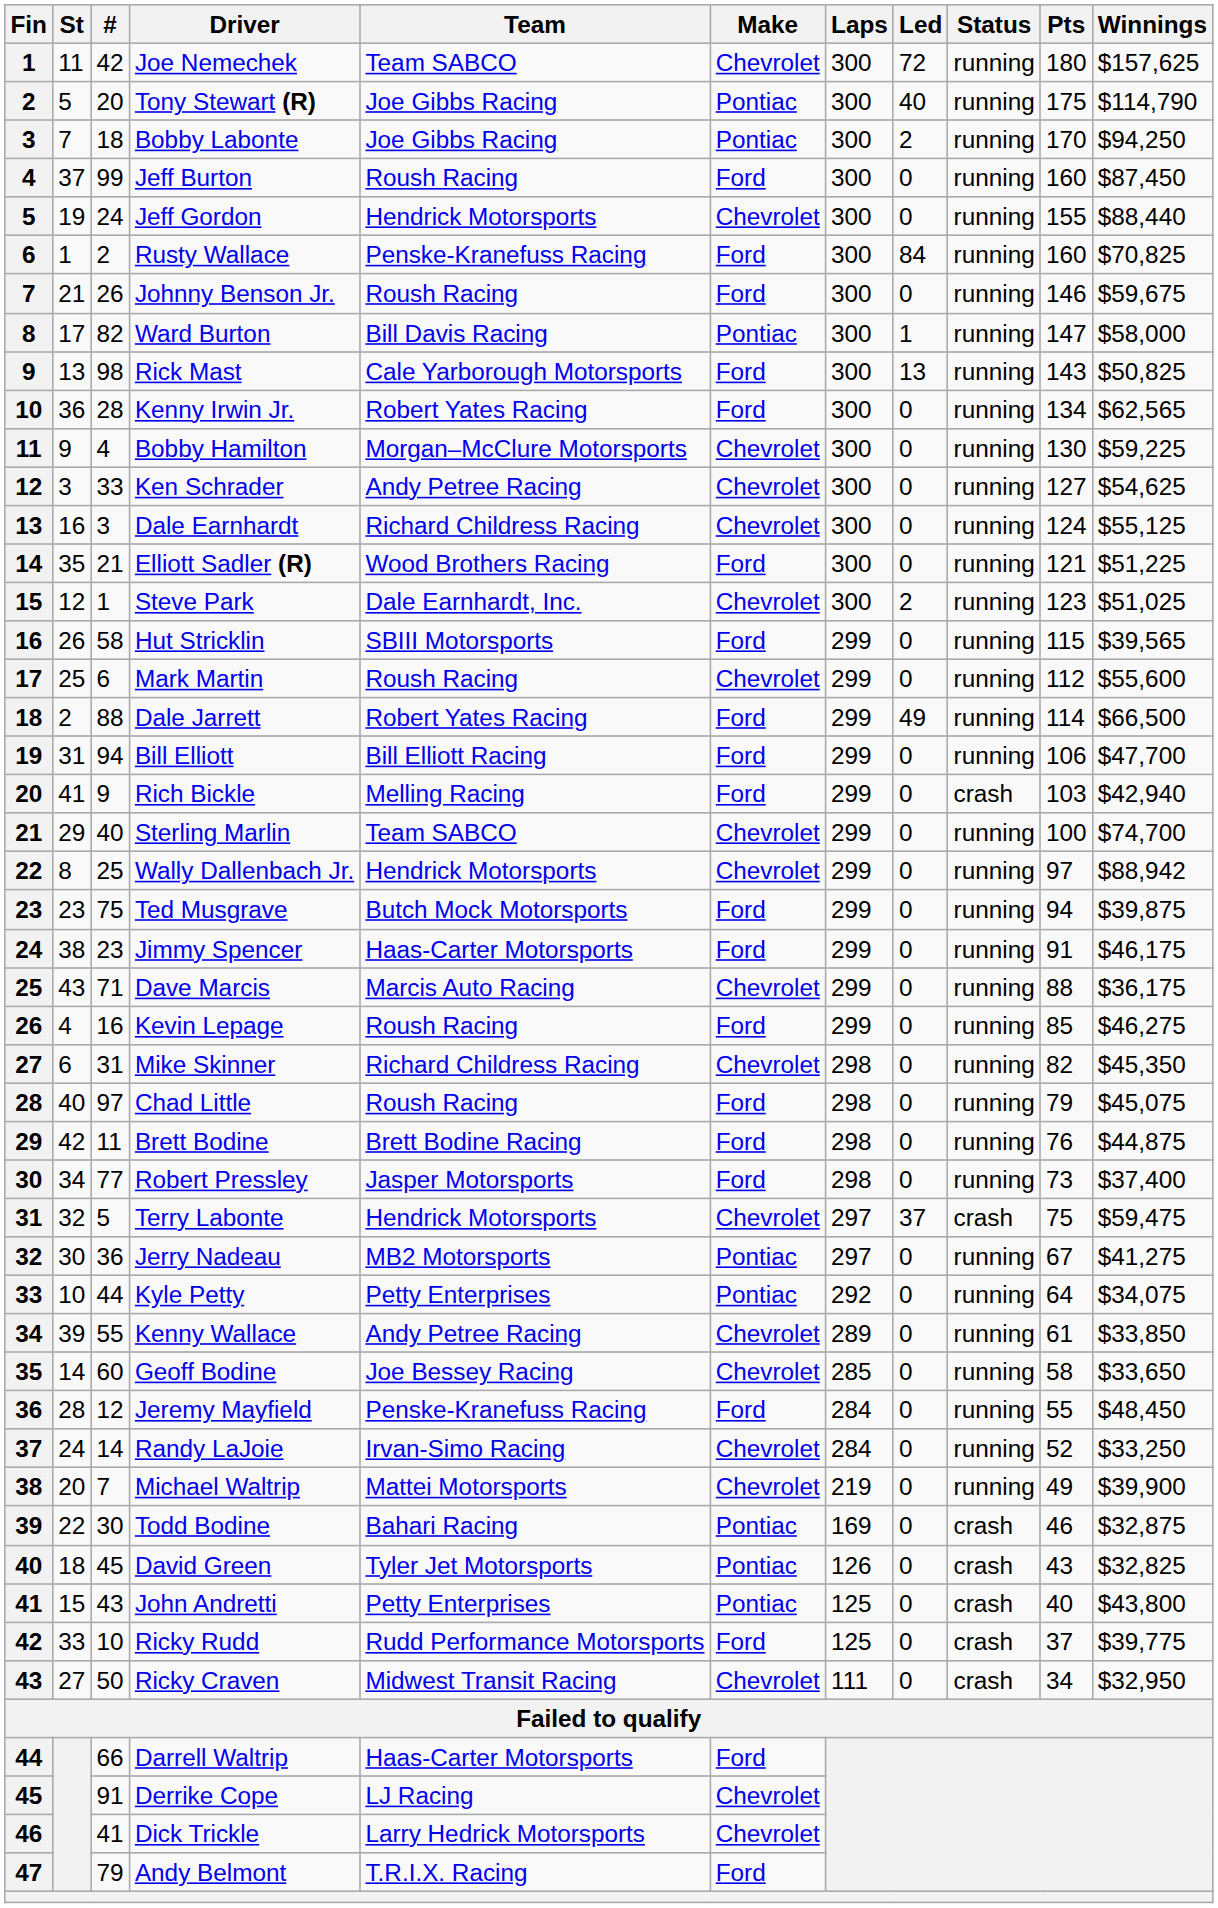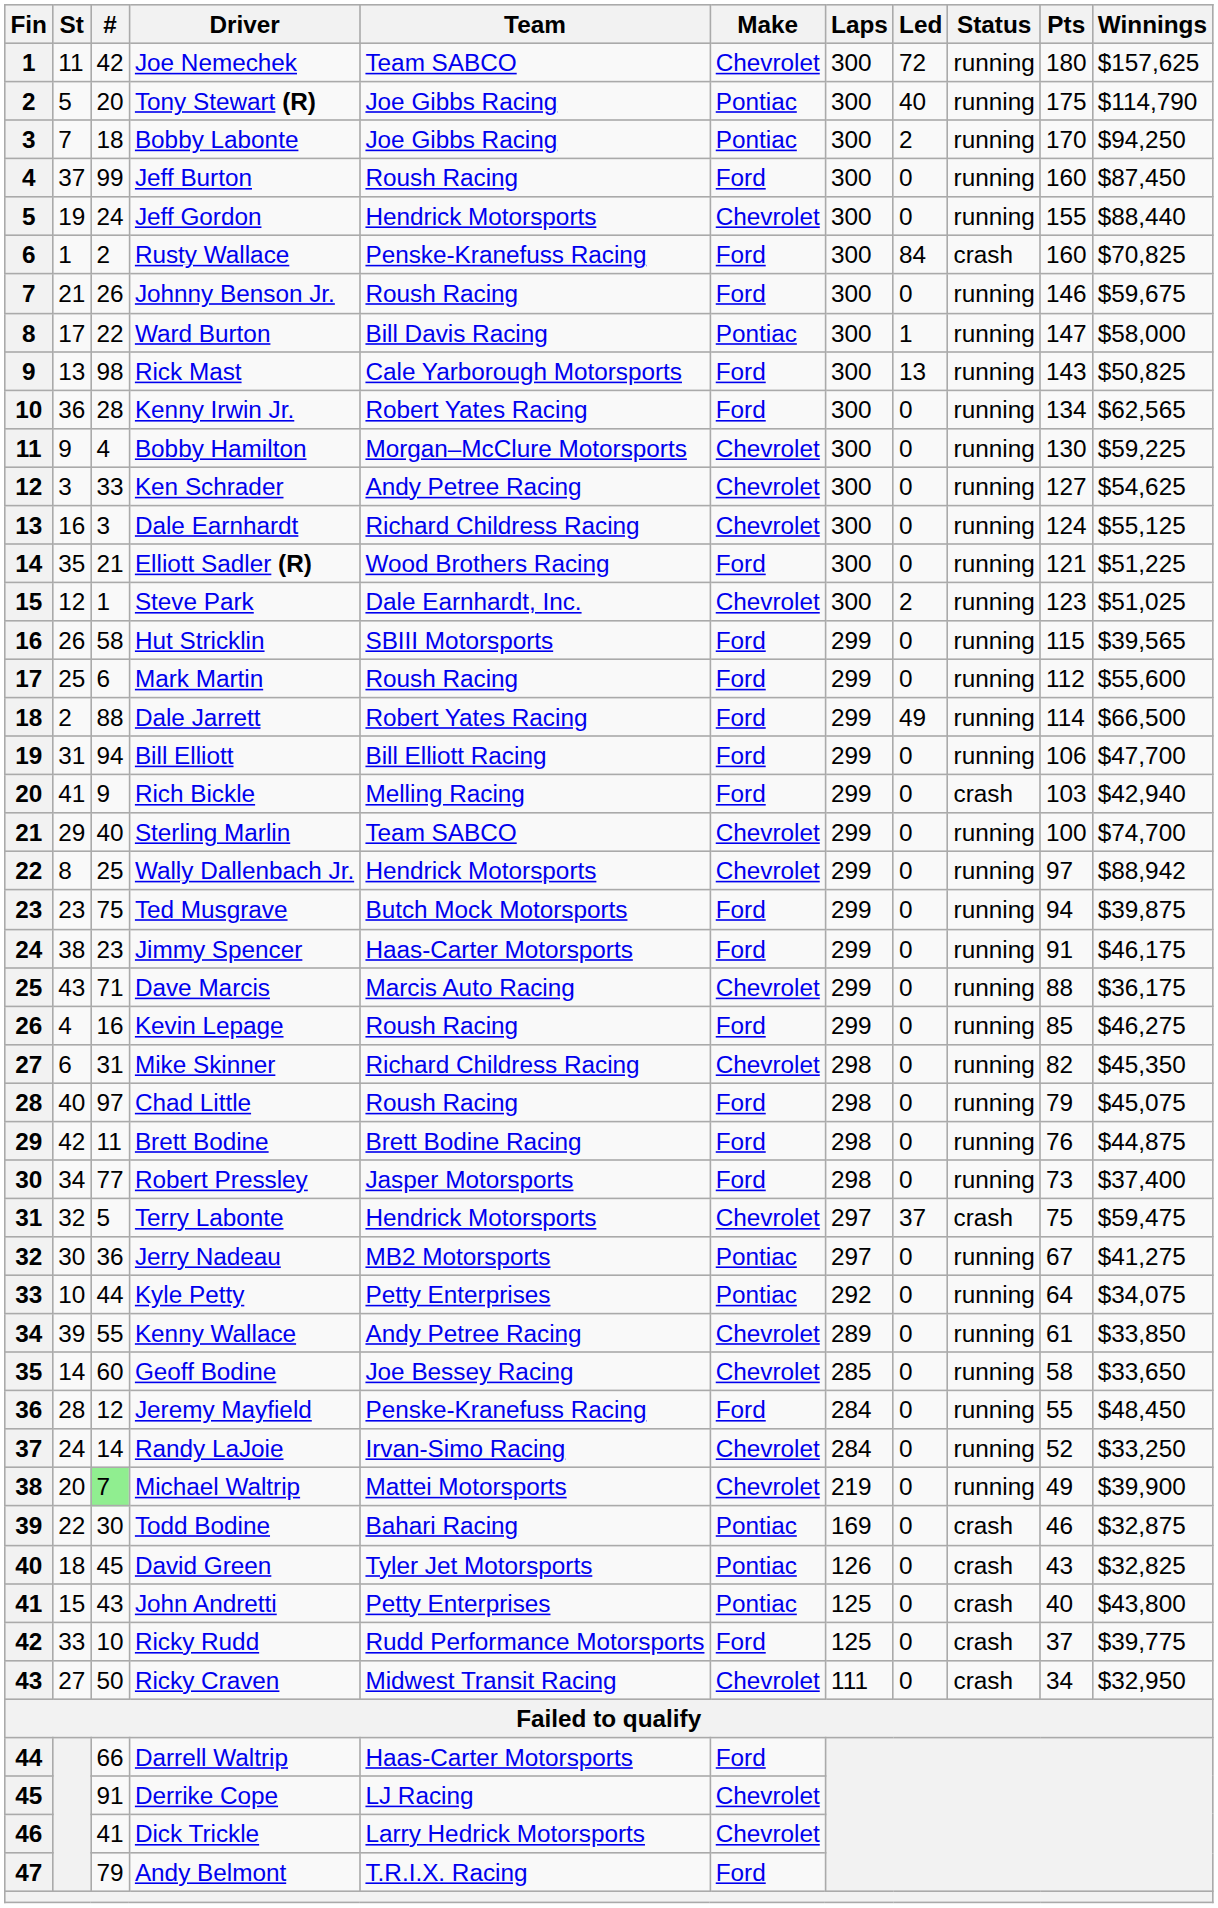(994, 255) running -> (983, 255) crash
(110, 332) 82 -> (110, 332) 22
(768, 679) Chevrolet -> (741, 679) Ford
(103, 1487) no background -> (103, 1487) lightgreen background
